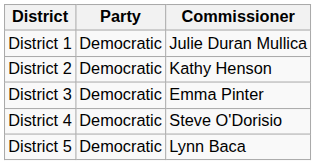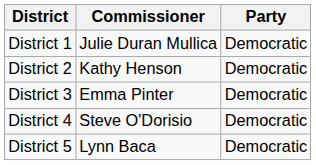columns swapped: (238, 17) <-> (121, 17)
